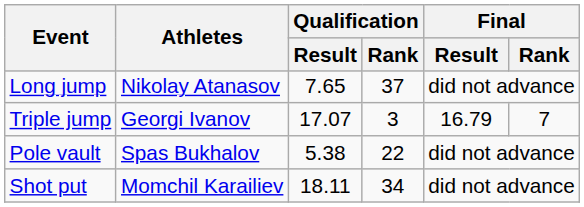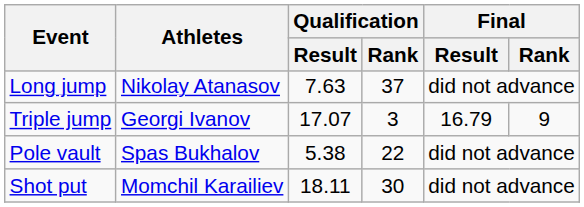(325, 87) 7.65 -> (325, 87) 7.63
(544, 120) 7 -> (544, 120) 9
(393, 185) 34 -> (393, 185) 30
